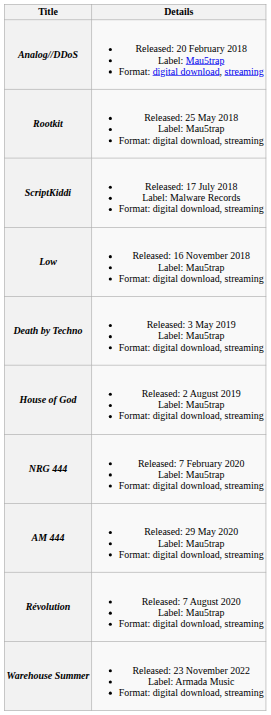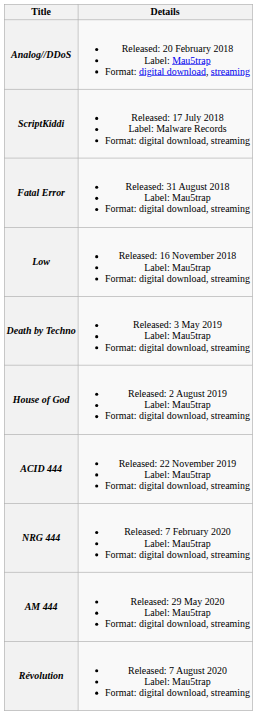- row: (48, 123)
+ row: (41, 192)
+ row: (41, 469)
- row: (48, 676)
